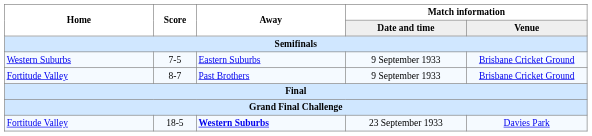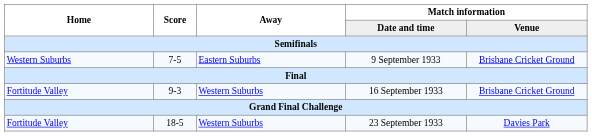- row: (175, 75)
+ row: (175, 91)
(234, 123) bold -> (231, 123) normal
